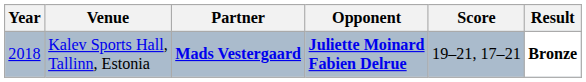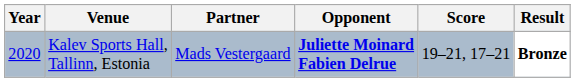(24, 54) 2018 -> (24, 54) 2020
(238, 54) bold -> (233, 54) normal
